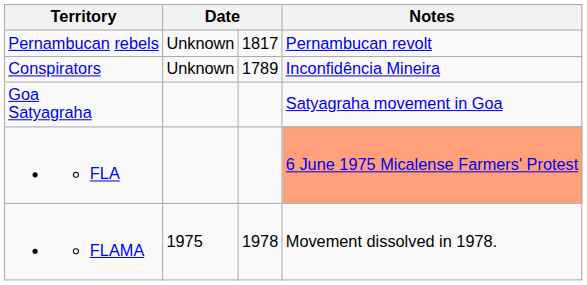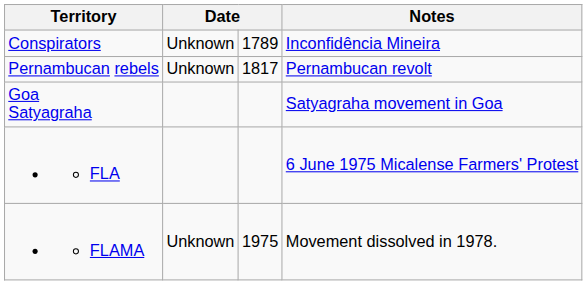rows swapped: (55, 69) <-> (84, 43)
(432, 164) lightsalmon background -> (432, 164) no background
(185, 241) 1975 -> (200, 241) Unknown
(260, 241) 1978 -> (260, 241) 1975
